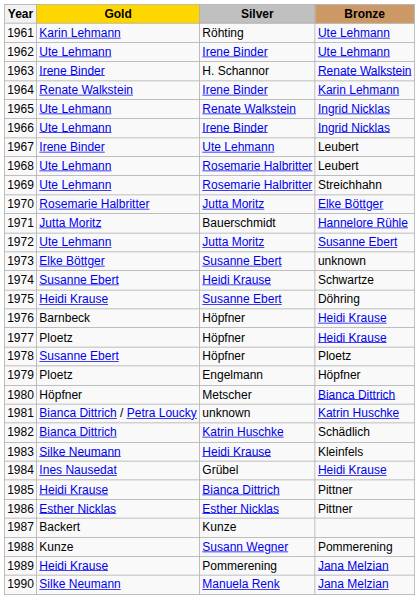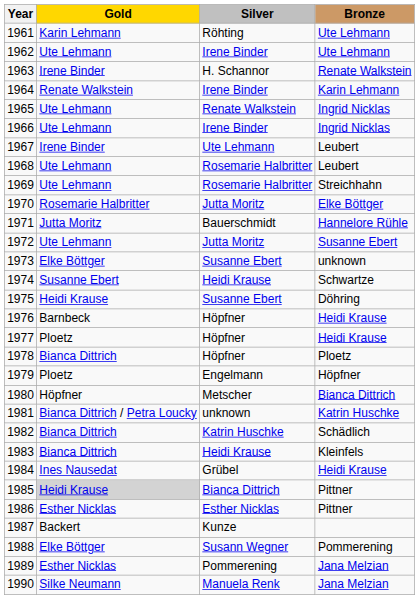(79, 356) Susanne Ebert -> (78, 356) Bianca Dittrich
(80, 451) Silke Neumann -> (78, 451) Bianca Dittrich
(74, 489) no background -> (74, 489) lightgrey background
(56, 546) Kunze -> (72, 546) Elke Böttger
(74, 565) Heidi Krause -> (78, 565) Esther Nicklas
